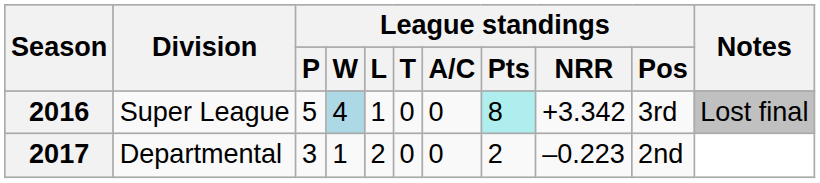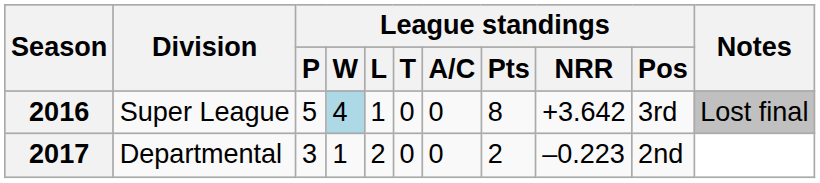(495, 111) paleturquoise background -> (495, 111) no background
(584, 111) +3.342 -> (584, 111) +3.642
